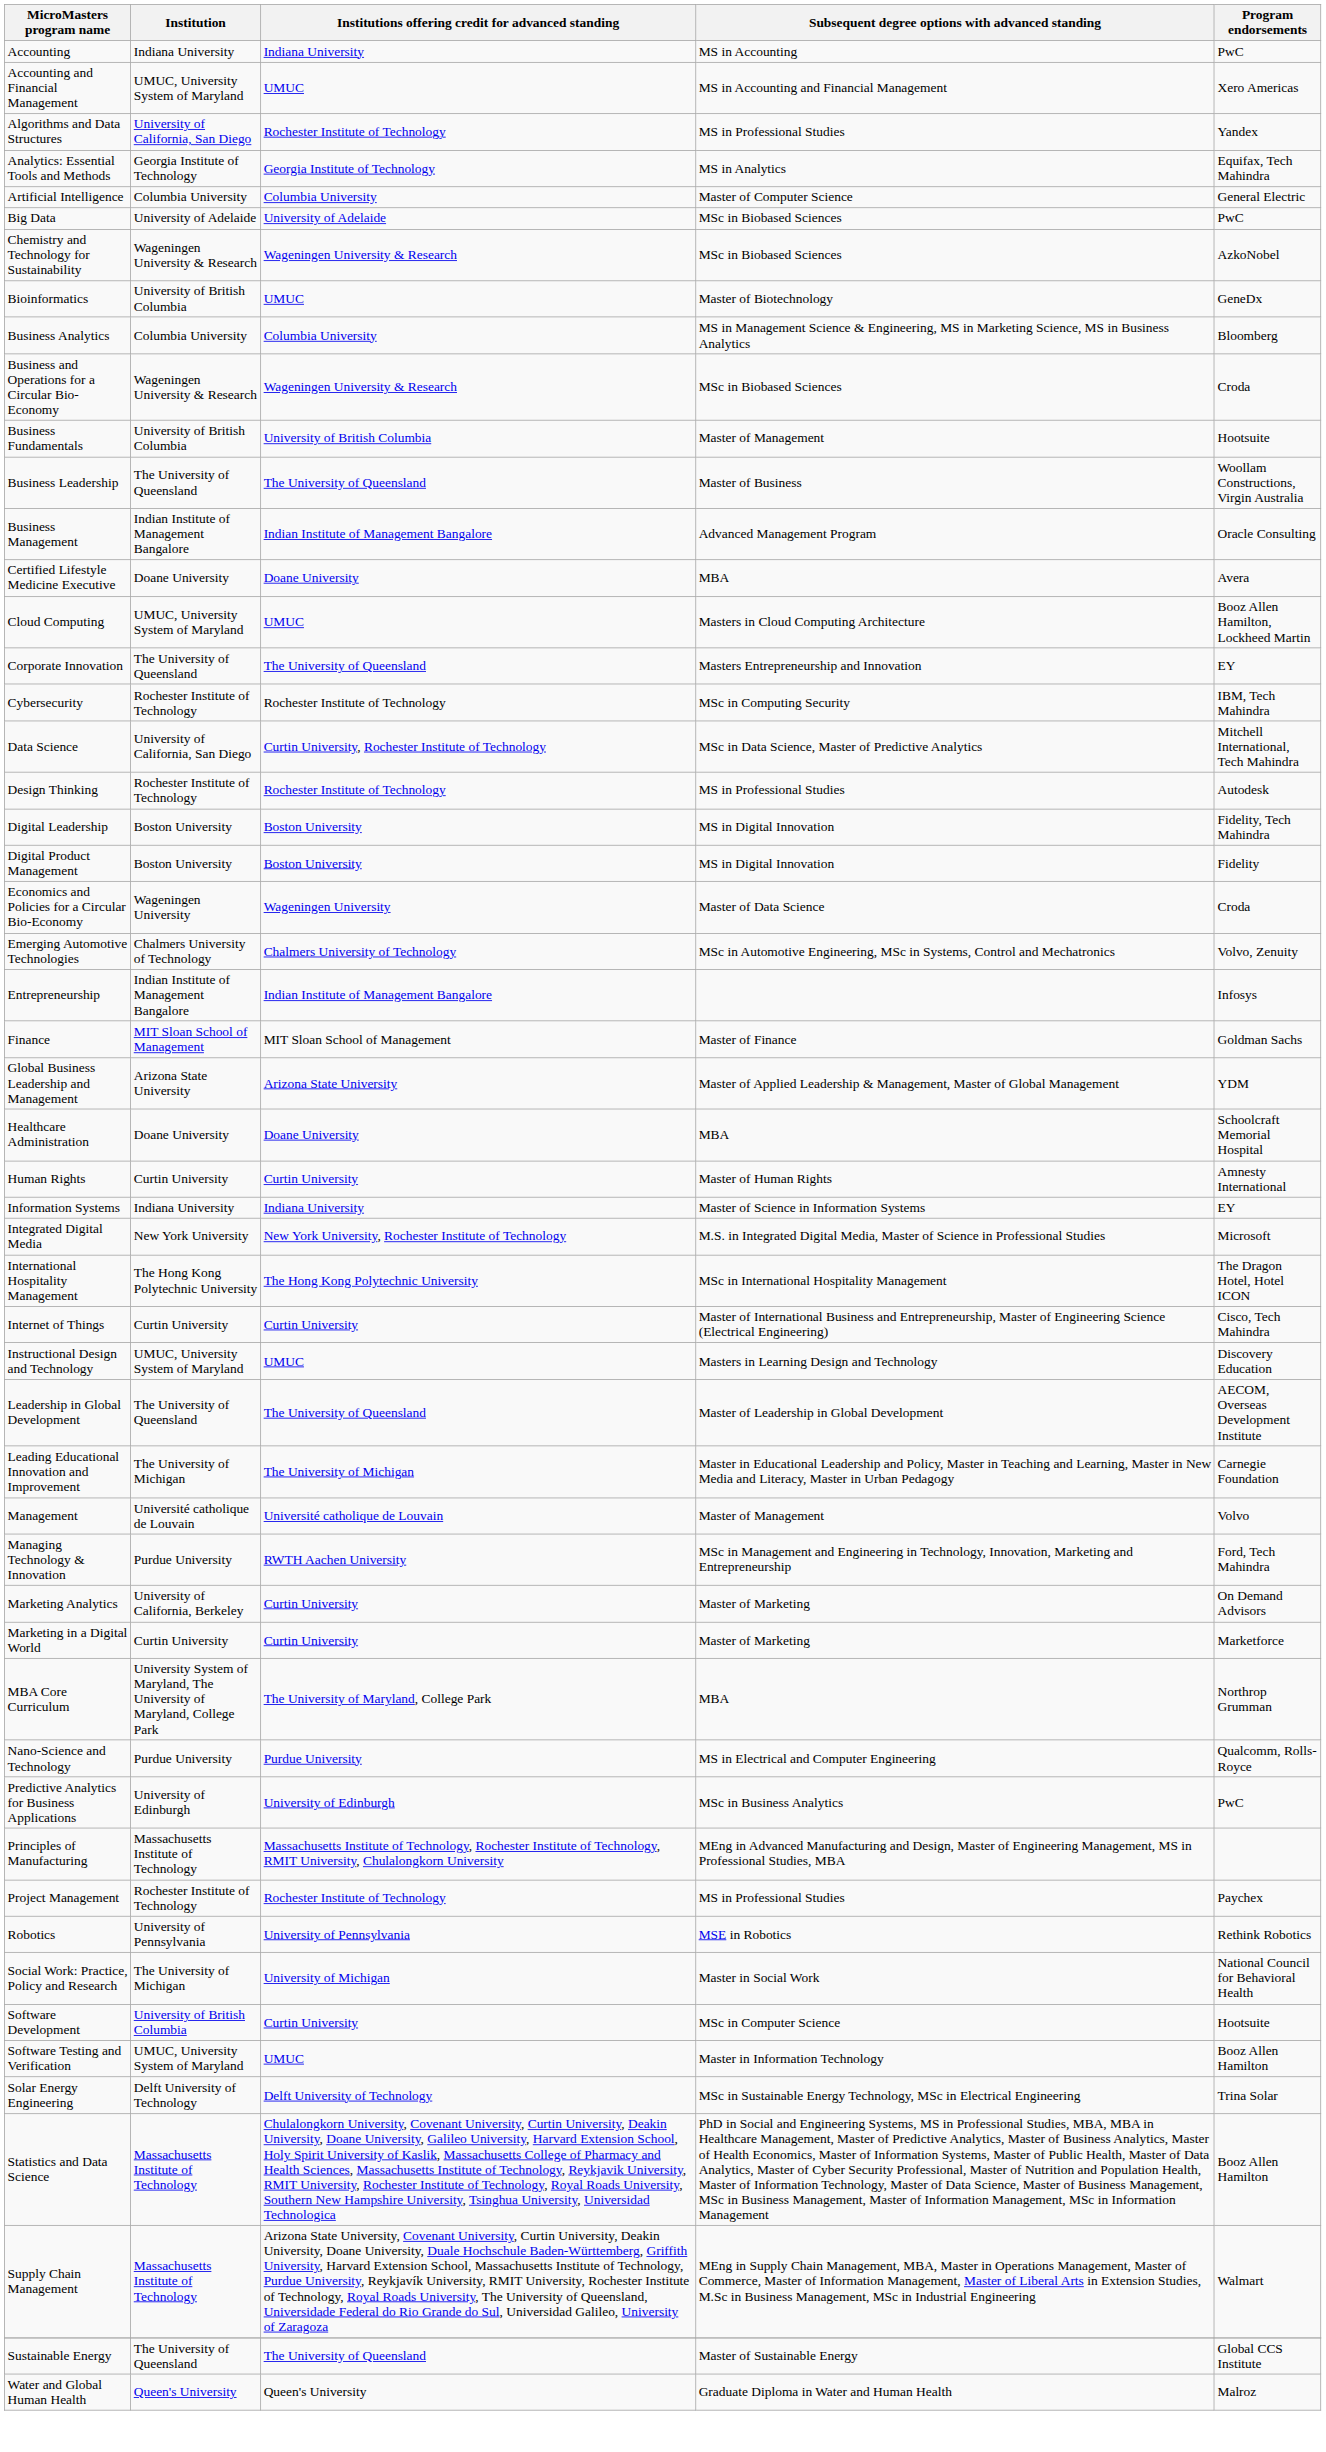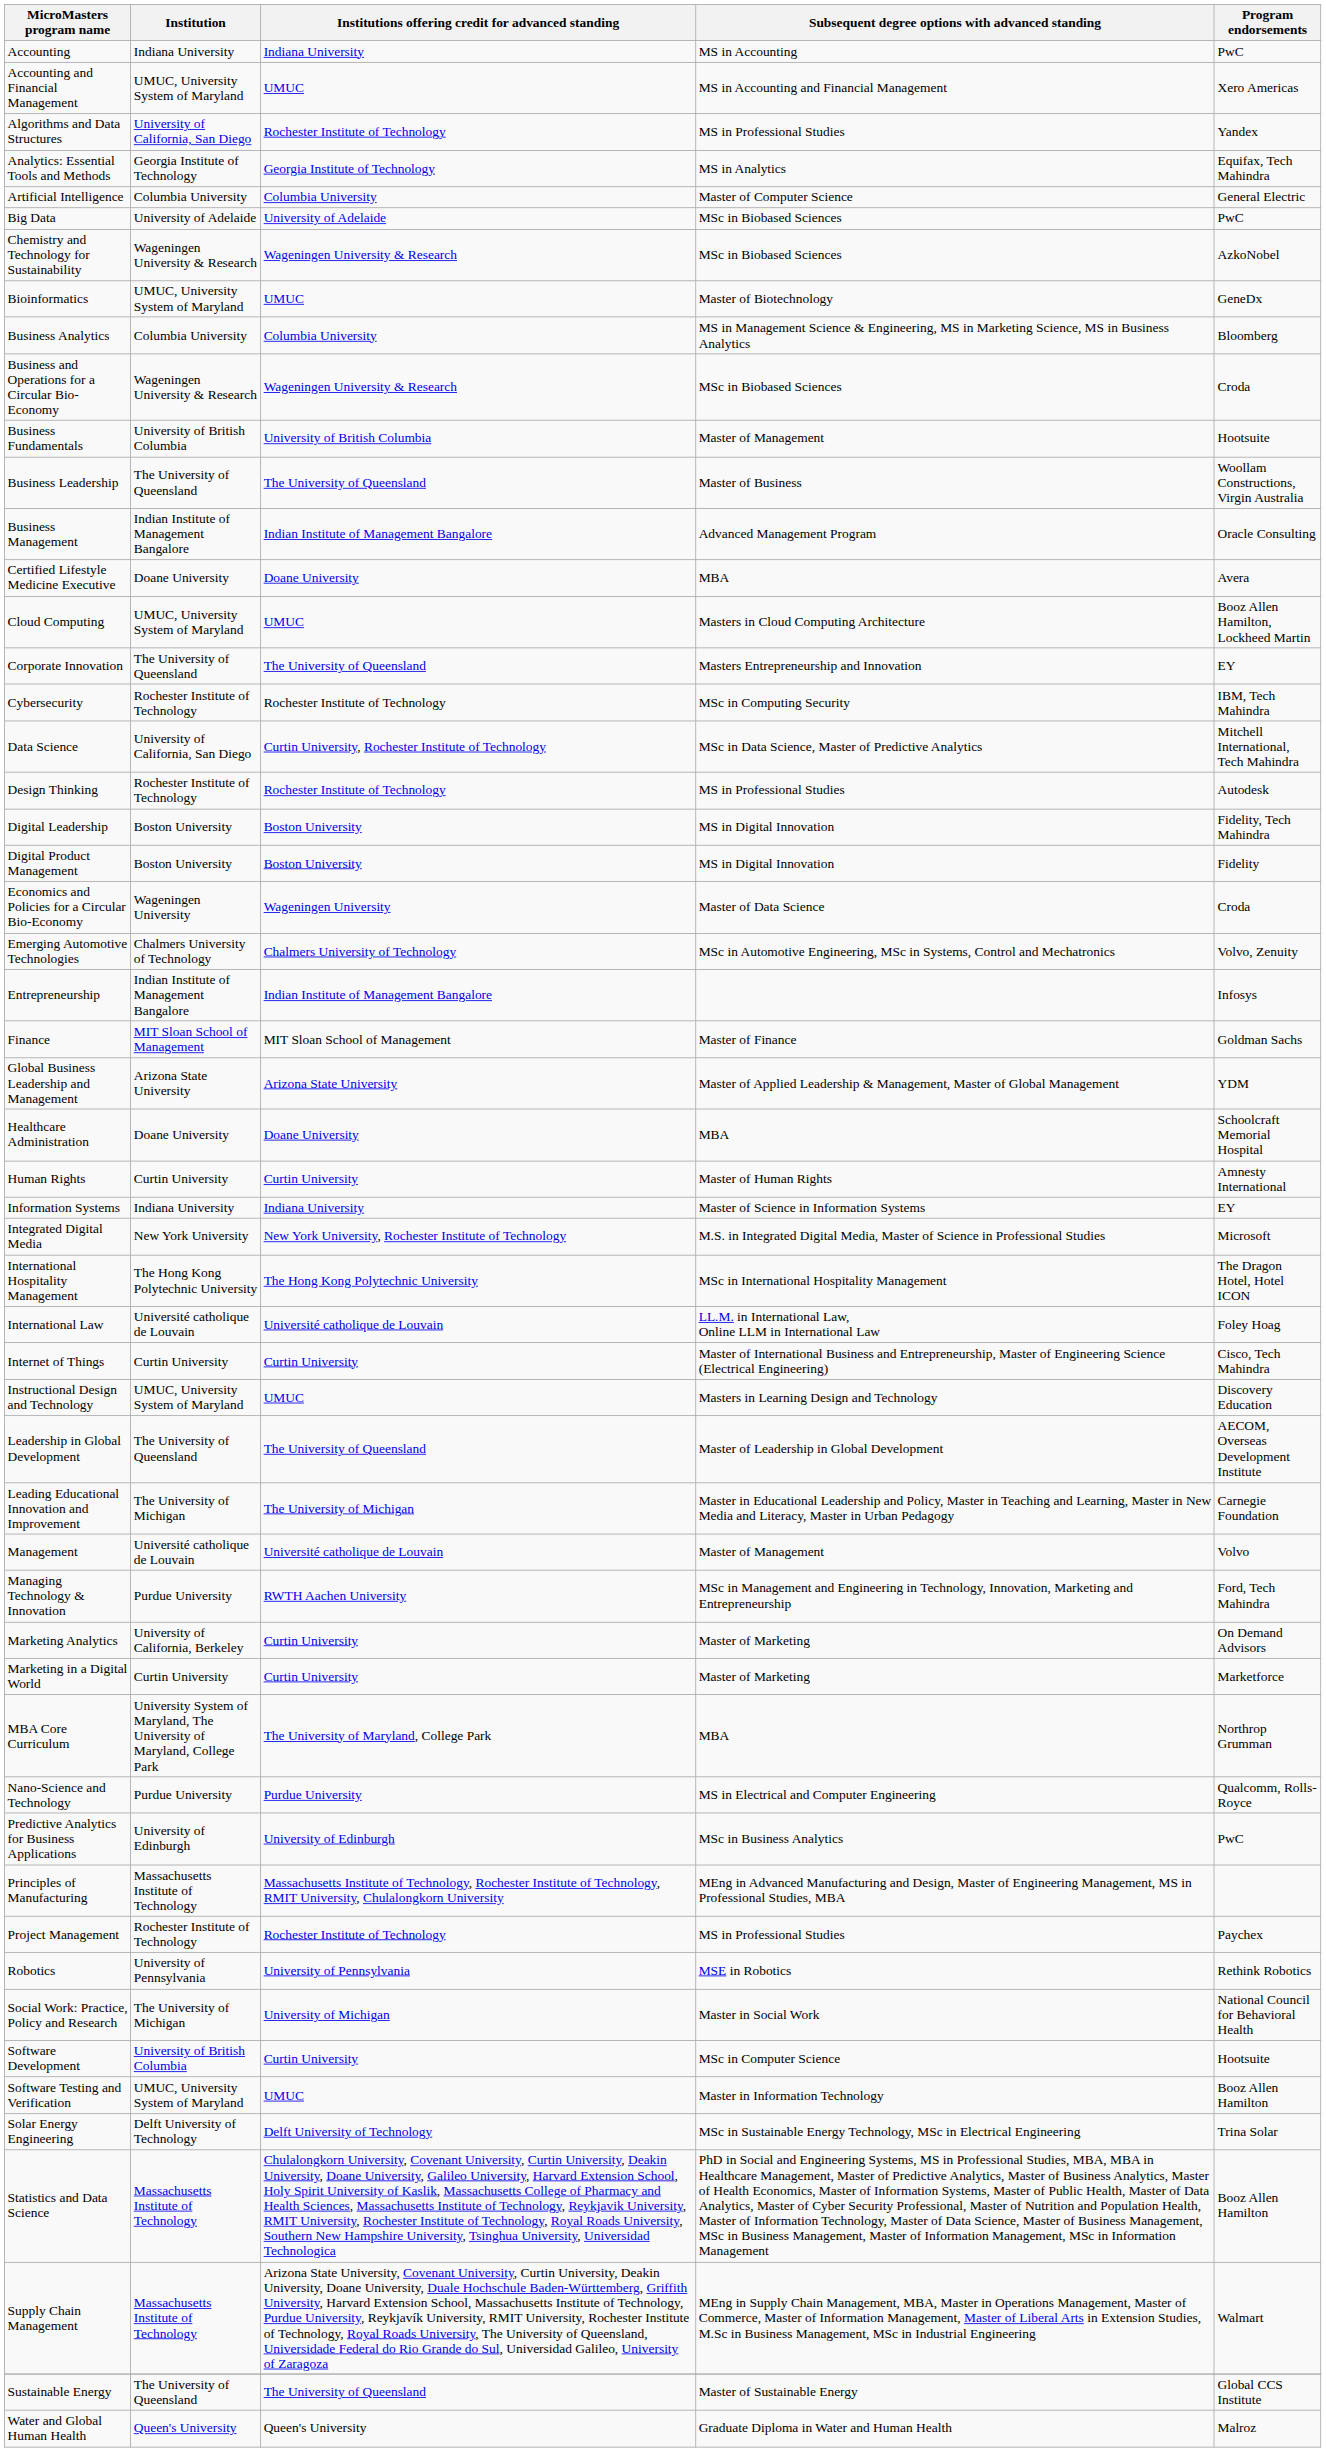(189, 299) University of British Columbia -> (189, 299) UMUC, University System of Maryland
+ row: (55, 1324)
